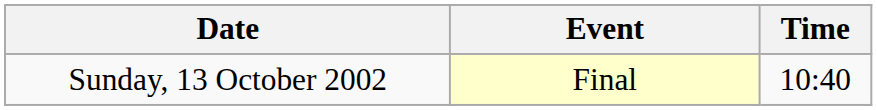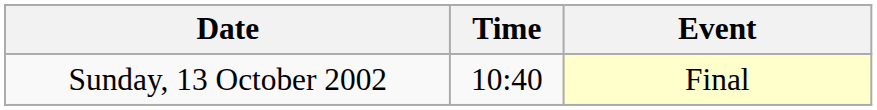columns swapped: (815, 29) <-> (605, 29)
